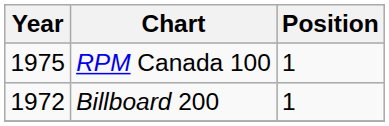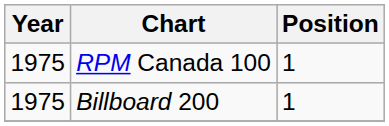(38, 101) 1972 -> (38, 101) 1975
